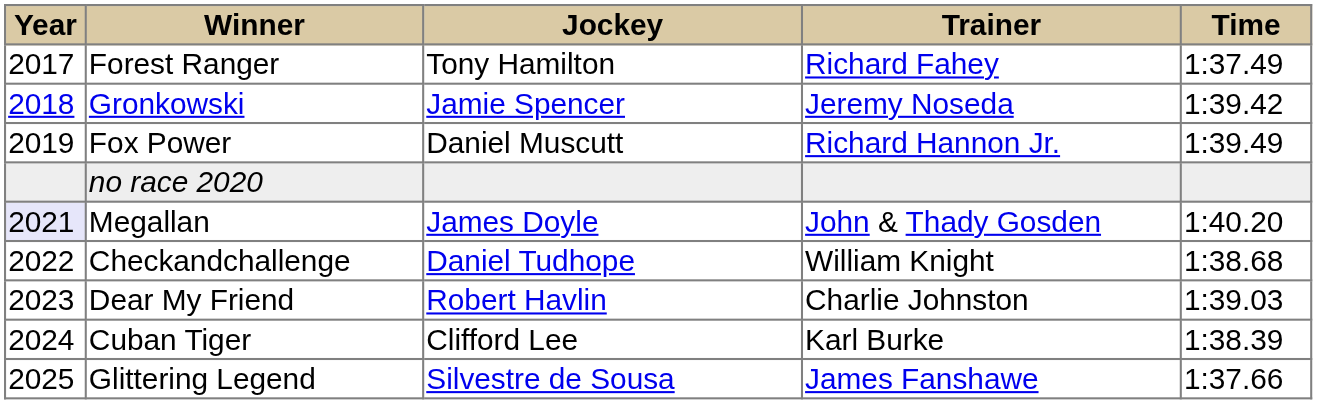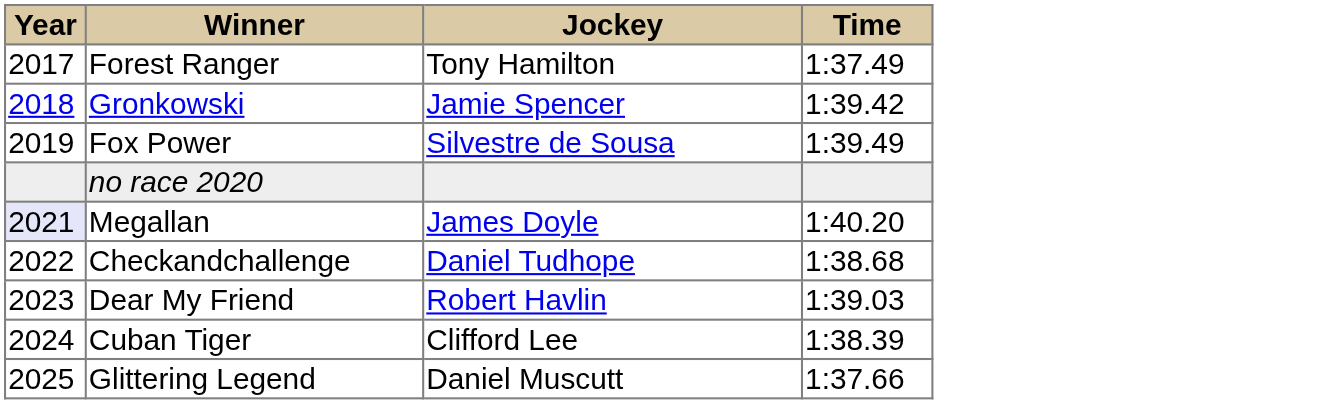- column: (991, 25)
(525, 143) Daniel Muscutt -> (550, 143) Silvestre de Sousa
(550, 379) Silvestre de Sousa -> (525, 379) Daniel Muscutt
